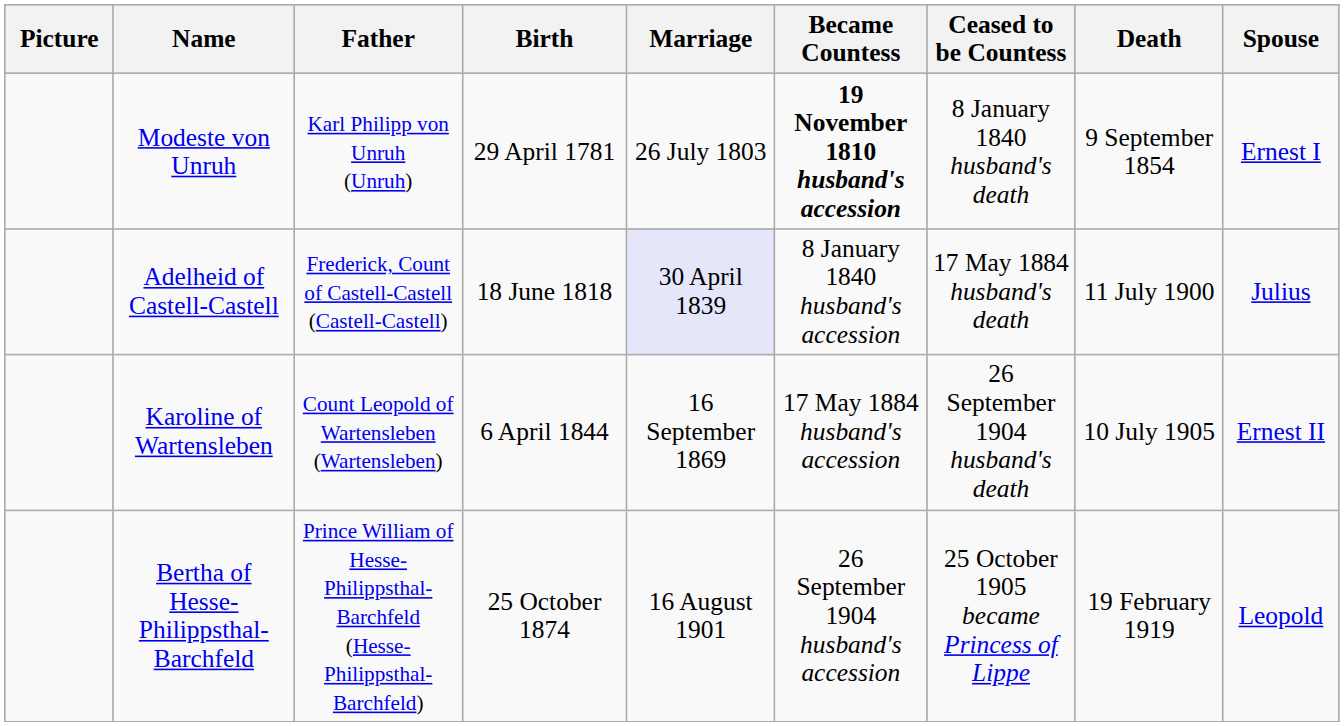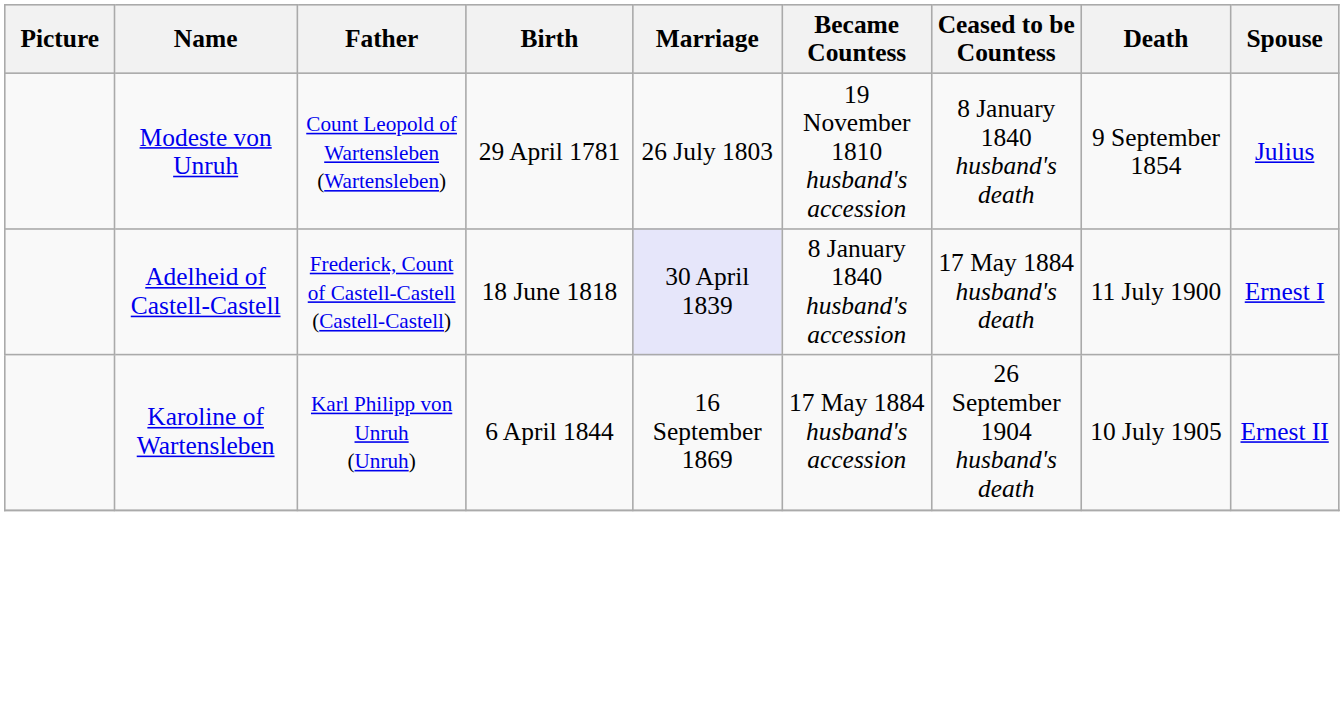(378, 152) Karl Philipp von Unruh (Unruh) -> (382, 152) Count Leopold of Wartensleben (Wartensleben)
(851, 150) bold -> (857, 150) normal
(1281, 150) Ernest I -> (1285, 150) Julius
(1281, 291) Julius -> (1285, 291) Ernest I
(378, 433) Count Leopold of Wartensleben (Wartensleben) -> (382, 433) Karl Philipp von Unruh (Unruh)
- row: (204, 615)
